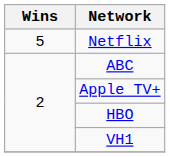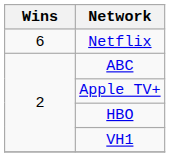(40, 41) 5 -> (40, 41) 6
